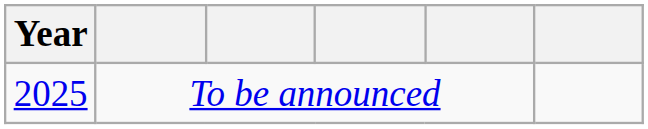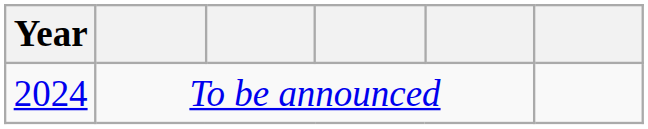(51, 92) 2025 -> (51, 92) 2024
